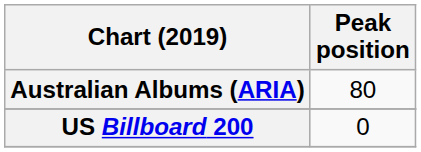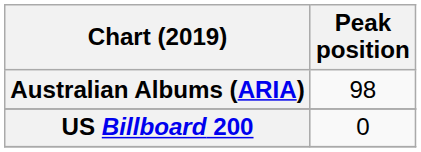(363, 89) 80 -> (363, 89) 98
